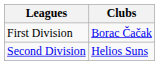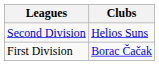rows swapped: (40, 32) <-> (46, 51)
